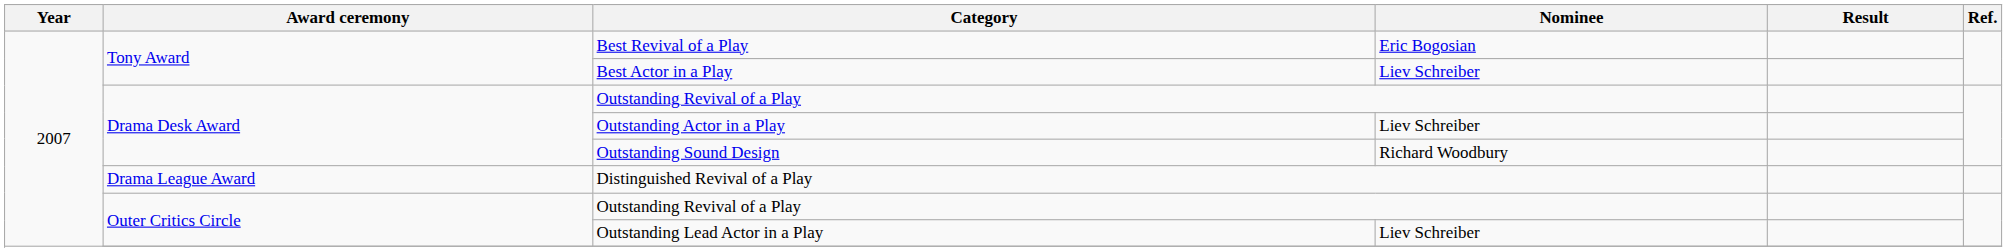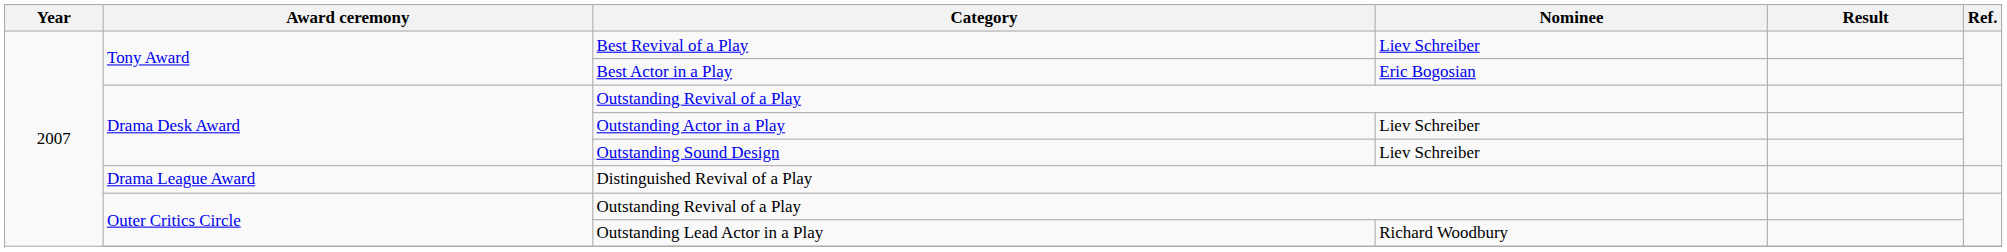(1428, 44) Eric Bogosian -> (1429, 44) Liev Schreiber
(1429, 71) Liev Schreiber -> (1428, 71) Eric Bogosian
(1444, 152) Richard Woodbury -> (1429, 152) Liev Schreiber
(1429, 233) Liev Schreiber -> (1444, 233) Richard Woodbury
